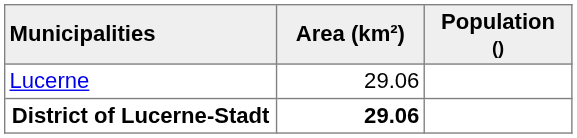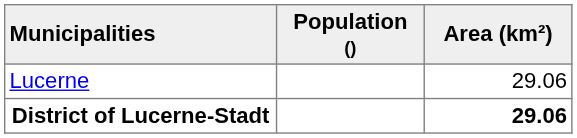columns swapped: (498, 34) <-> (350, 34)
